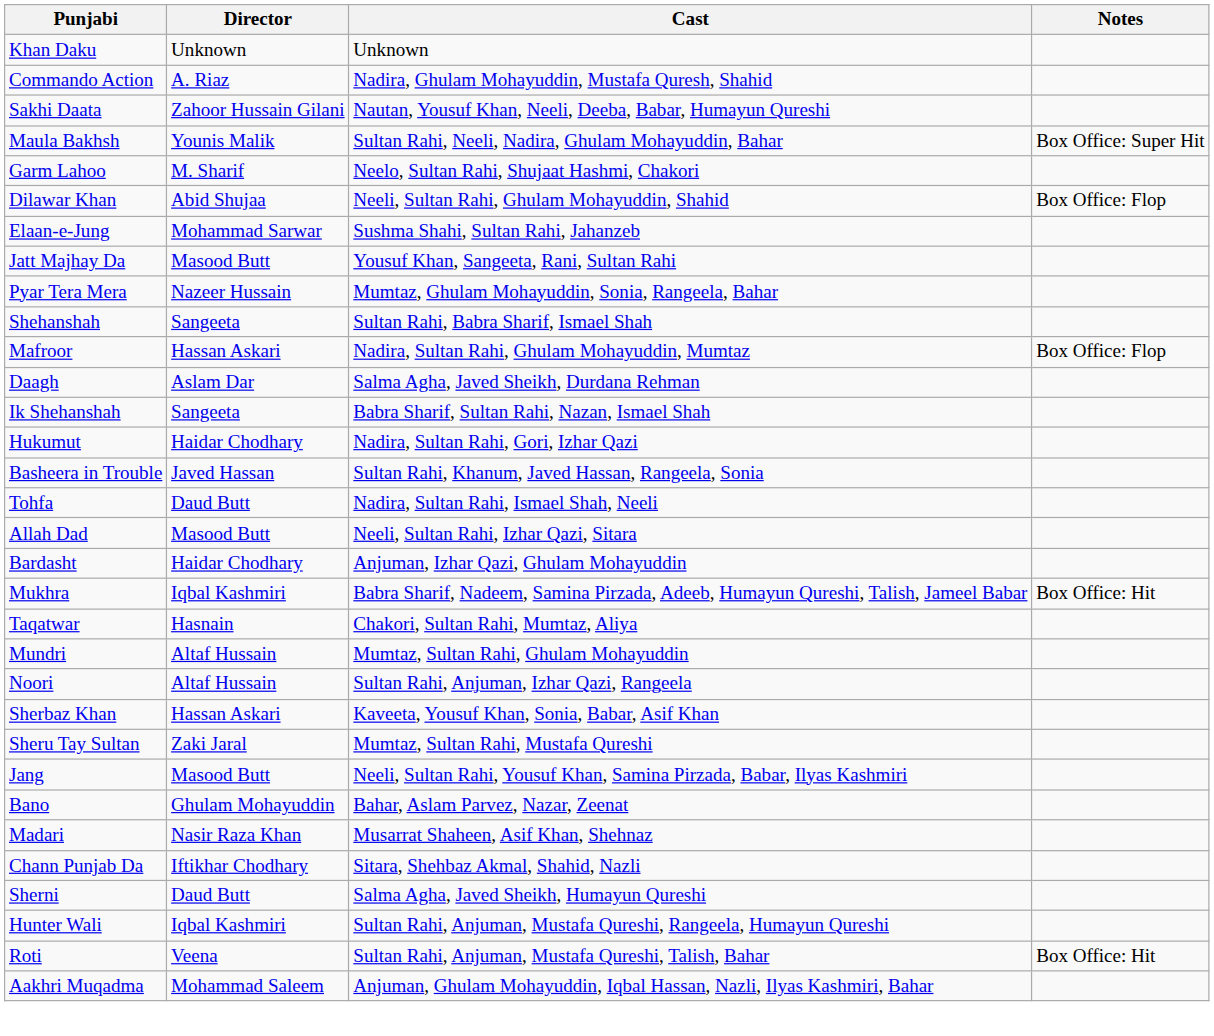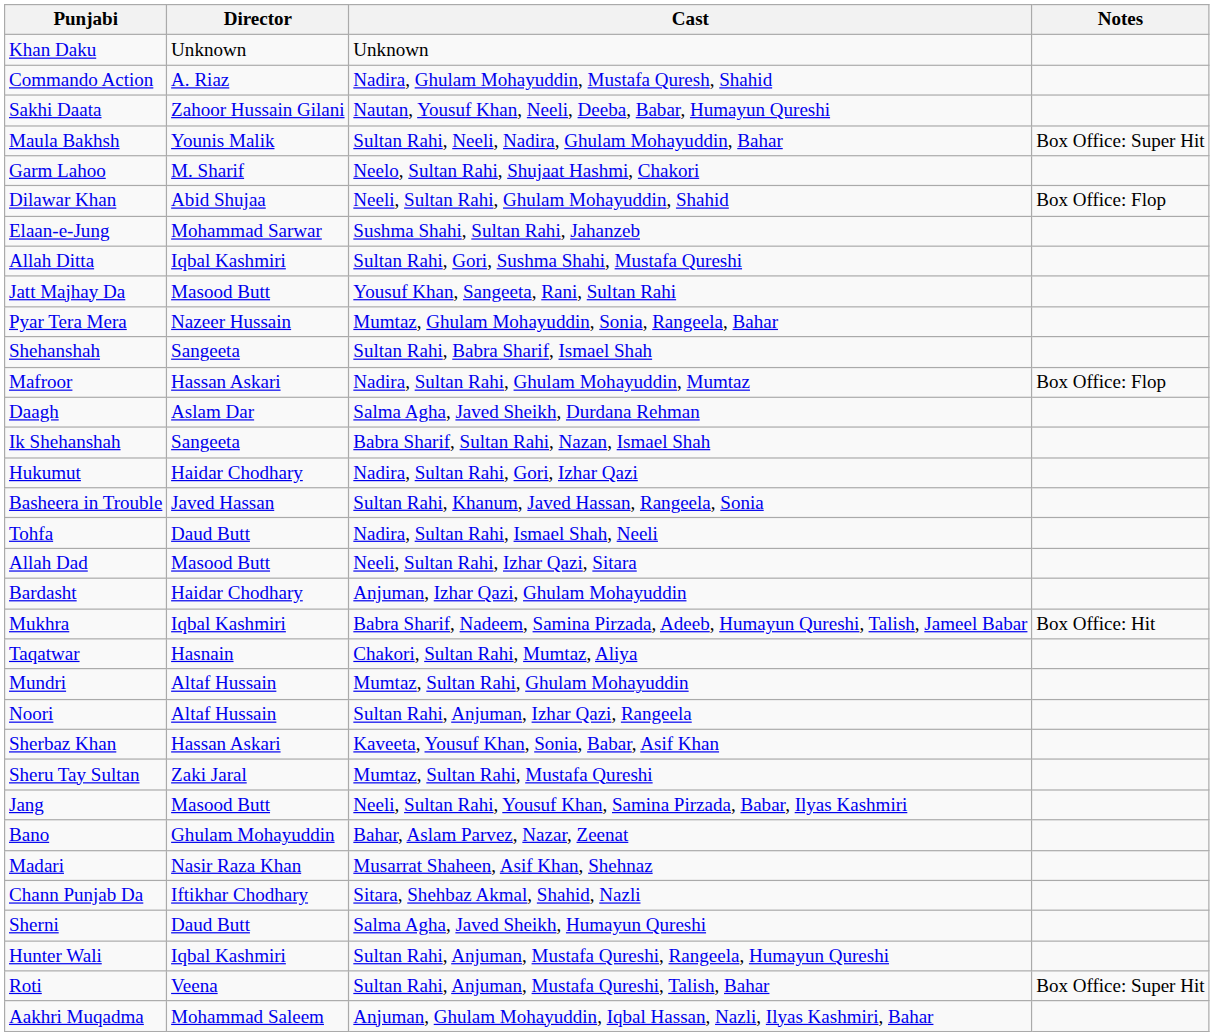+ row: (52, 261)
(1096, 955) Box Office: Hit -> (1120, 985) Box Office: Super Hit
